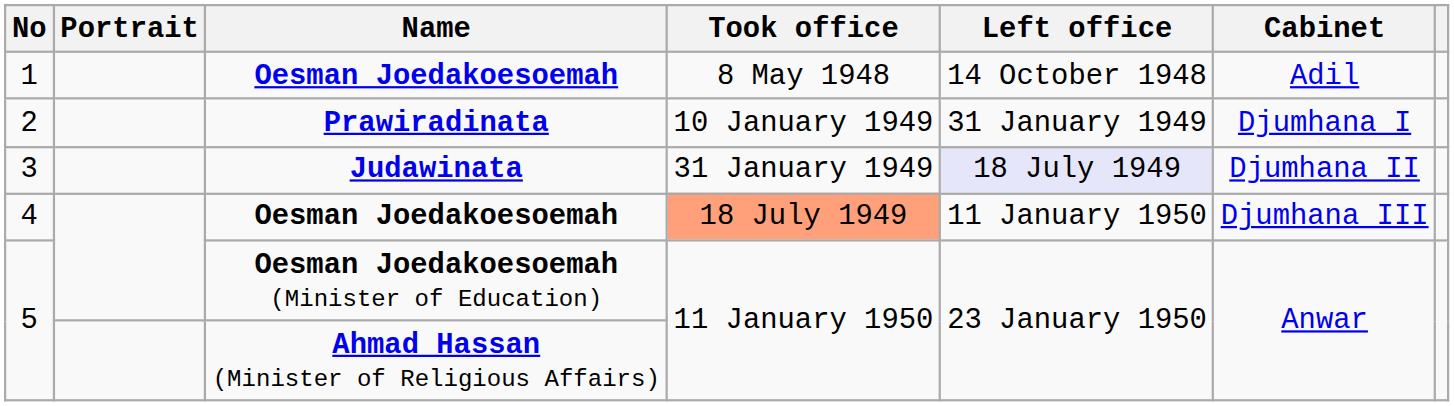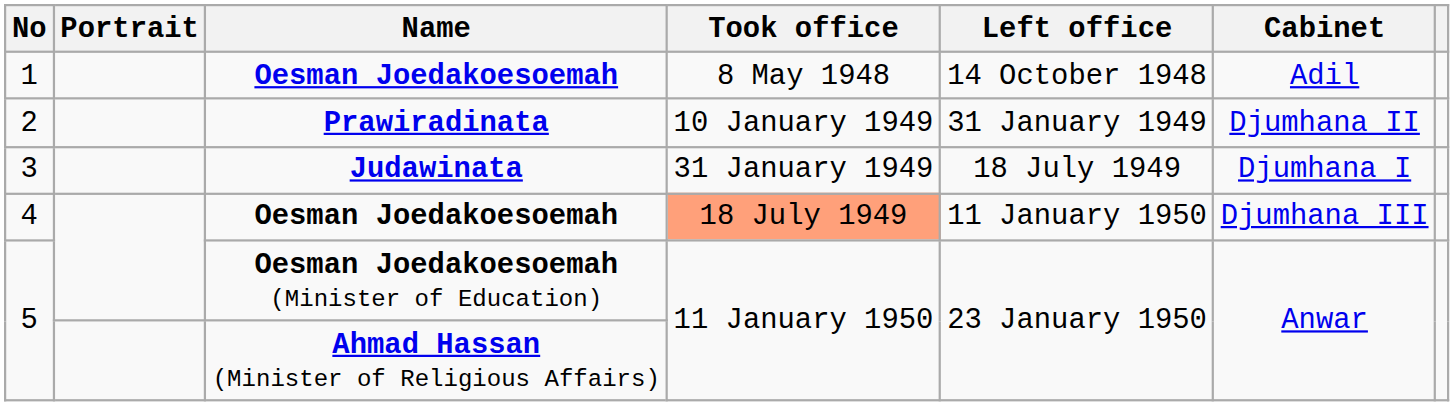(1325, 123) Djumhana I -> (1325, 123) Djumhana II
(1077, 170) lavender background -> (1077, 170) no background
(1325, 170) Djumhana II -> (1325, 170) Djumhana I
